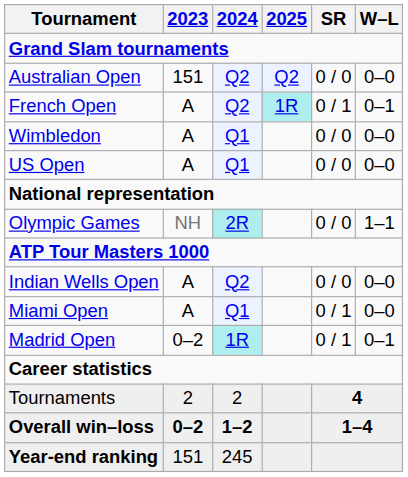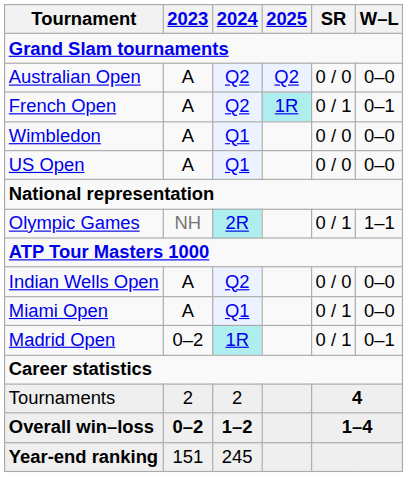(188, 77) 151 -> (188, 77) A
(333, 223) 0 / 0 -> (333, 223) 0 / 1
